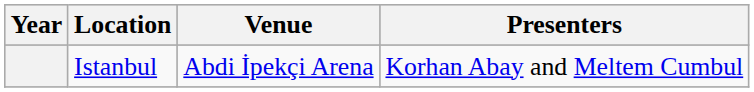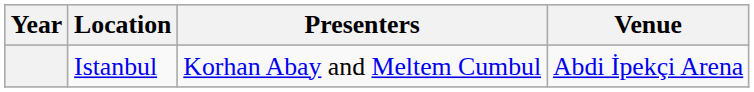columns swapped: (278, 24) <-> (564, 24)
